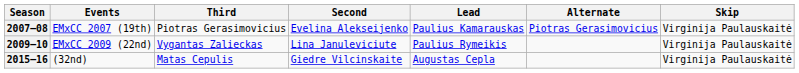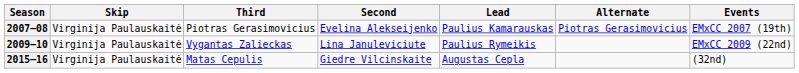columns swapped: (727, 12) <-> (102, 12)
